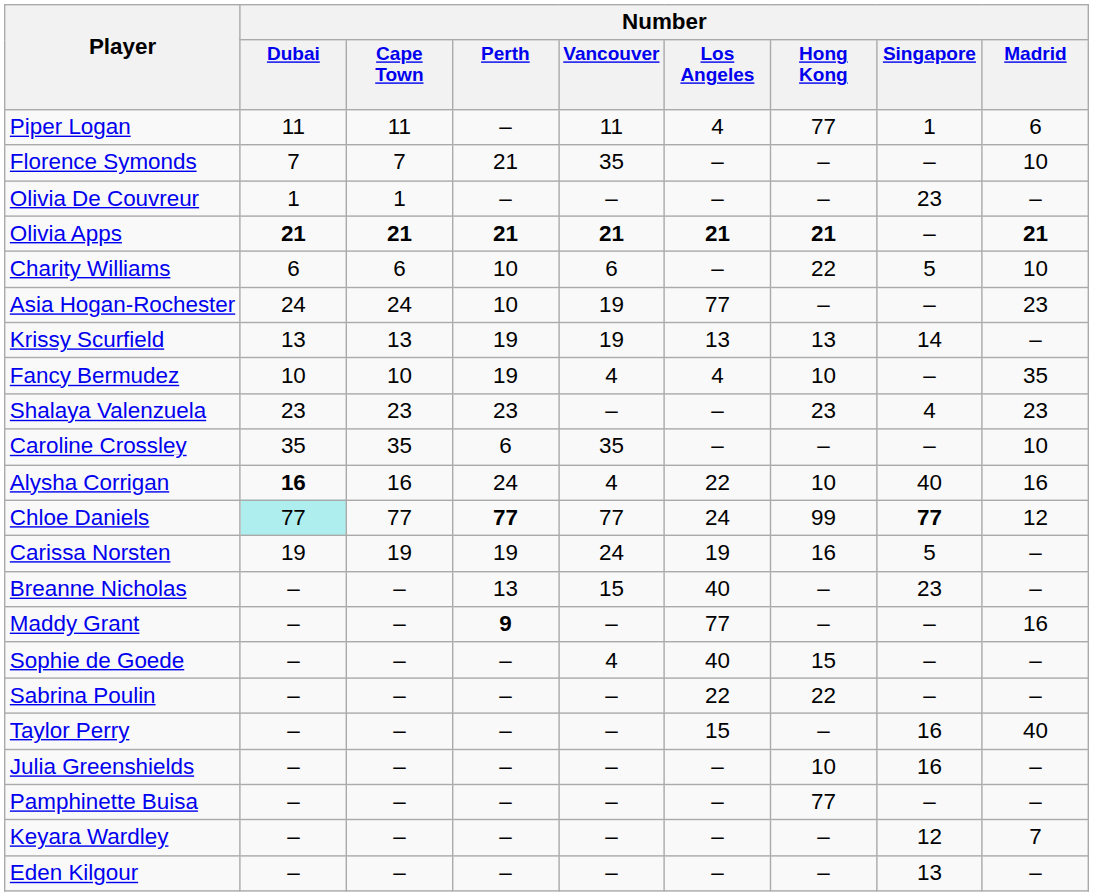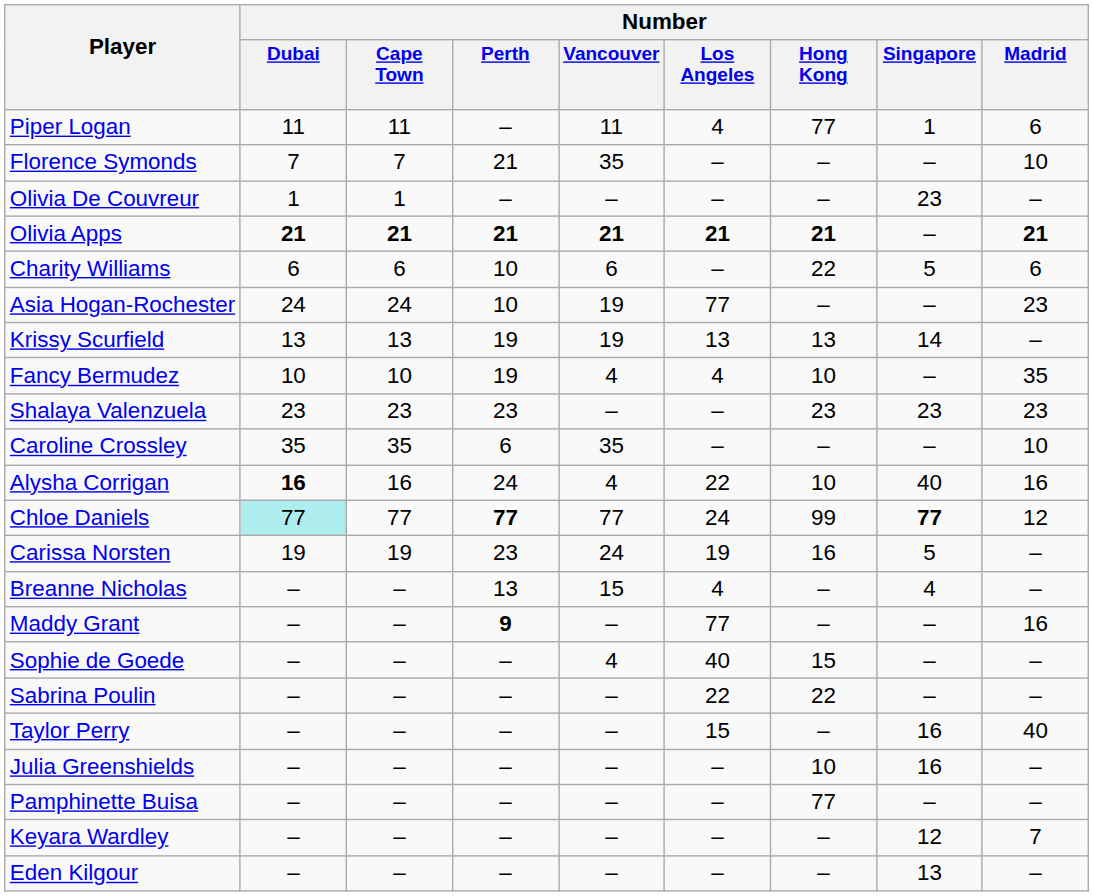(1035, 269) 10 -> (1035, 269) 6
(929, 411) 4 -> (929, 411) 23
(505, 553) 19 -> (505, 553) 23
(717, 588) 40 -> (717, 588) 4
(929, 588) 23 -> (929, 588) 4
